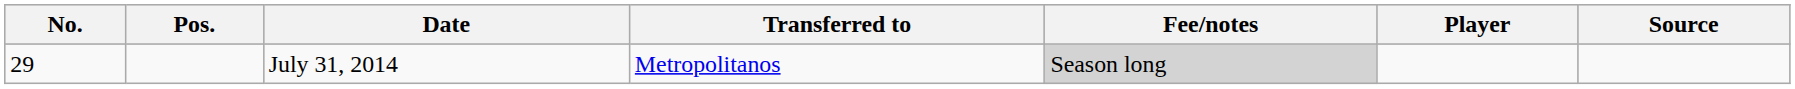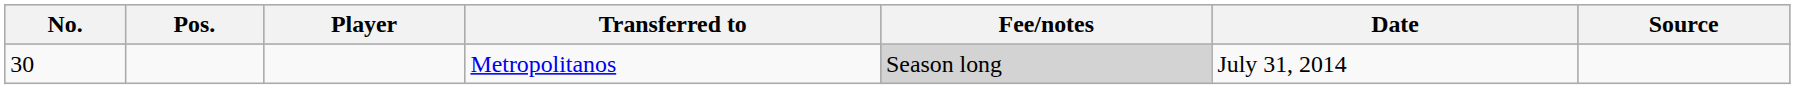columns swapped: (1477, 24) <-> (446, 24)
(22, 63) 29 -> (22, 63) 30
